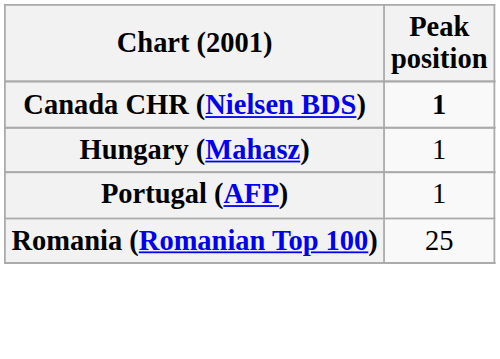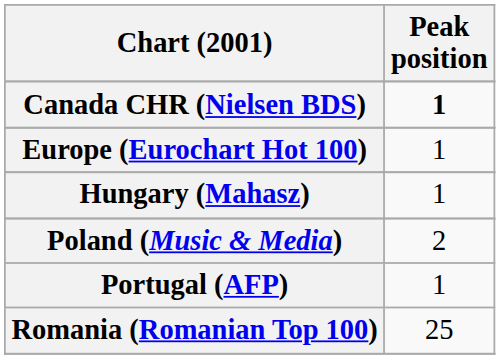+ row: (195, 149)
+ row: (195, 239)
